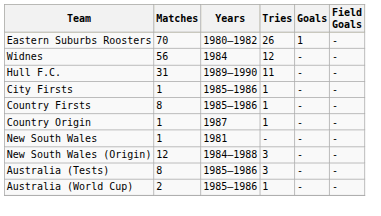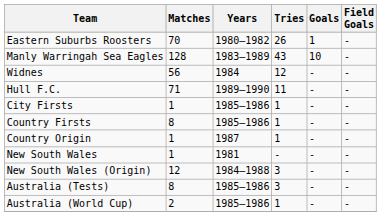+ row: (85, 57)
(162, 73) 31 -> (174, 89) 71
